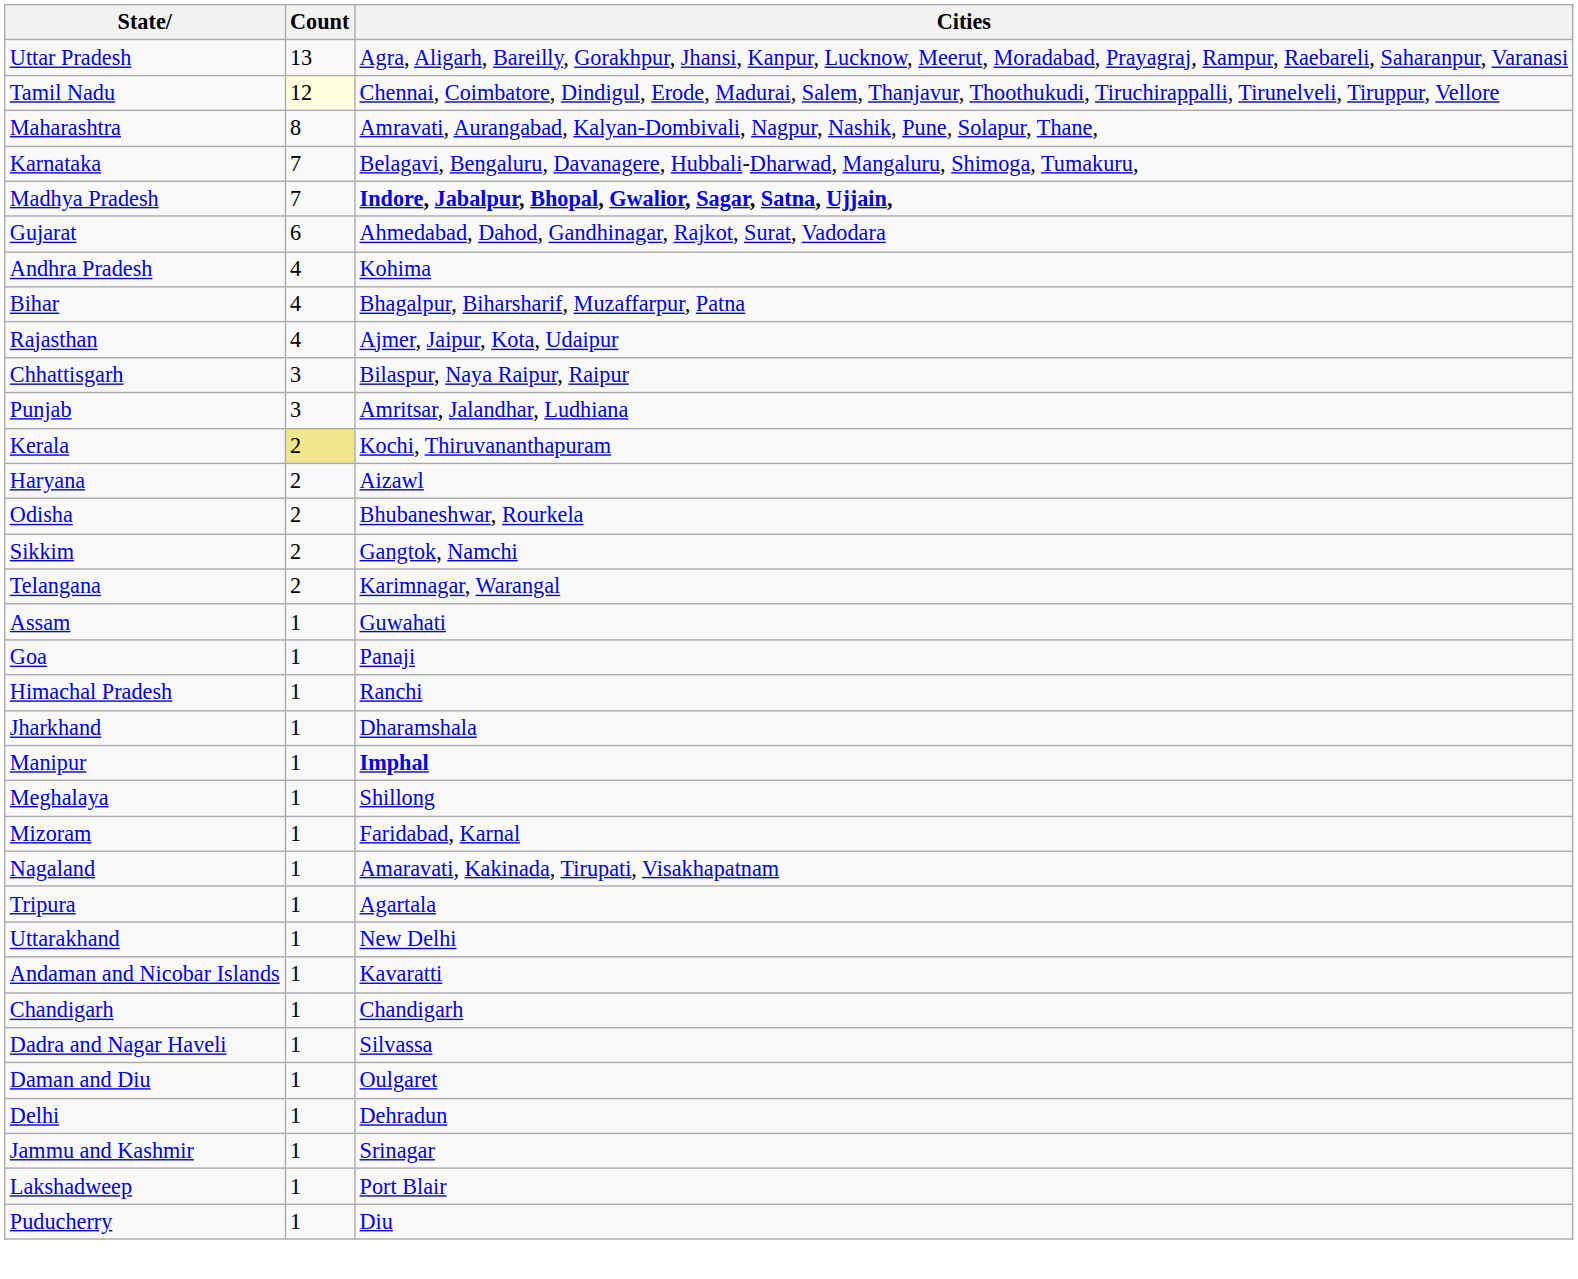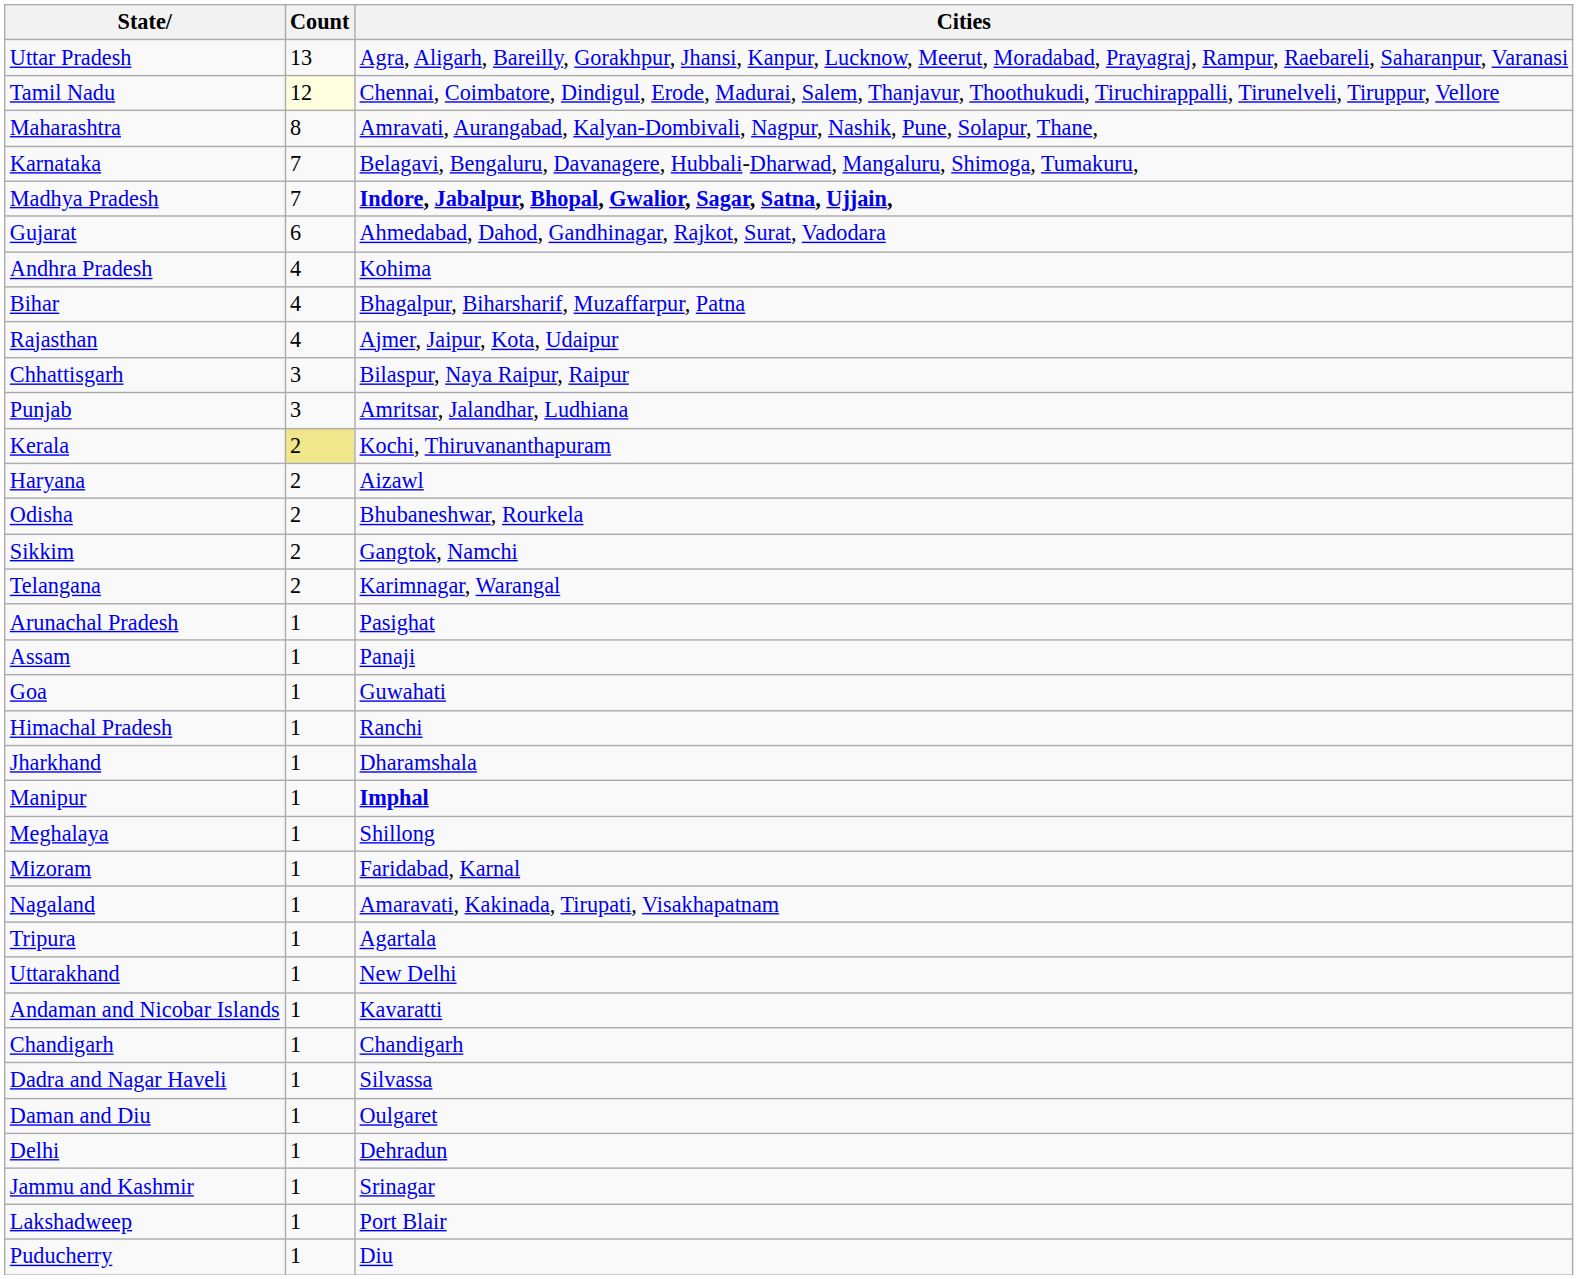+ row: (94, 621)
(403, 621) Guwahati -> (387, 657) Panaji
(387, 657) Panaji -> (403, 692) Guwahati
